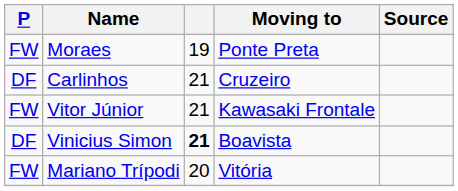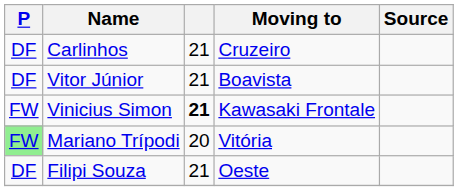- row: (79, 49)
(24, 110) FW -> (24, 79) DF
(297, 110) Kawasaki Frontale -> (255, 79) Boavista
(24, 140) DF -> (24, 110) FW
(255, 140) Boavista -> (297, 110) Kawasaki Frontale
(24, 170) no background -> (24, 140) lightgreen background
+ row: (97, 170)
